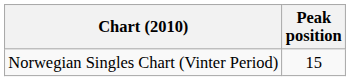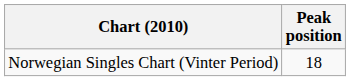(314, 62) 15 -> (314, 62) 18
